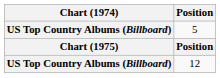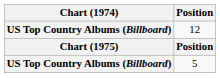rows swapped: (195, 30) <-> (195, 64)
